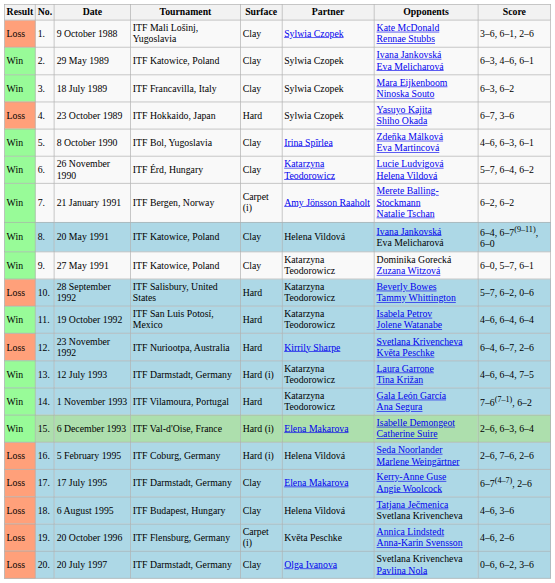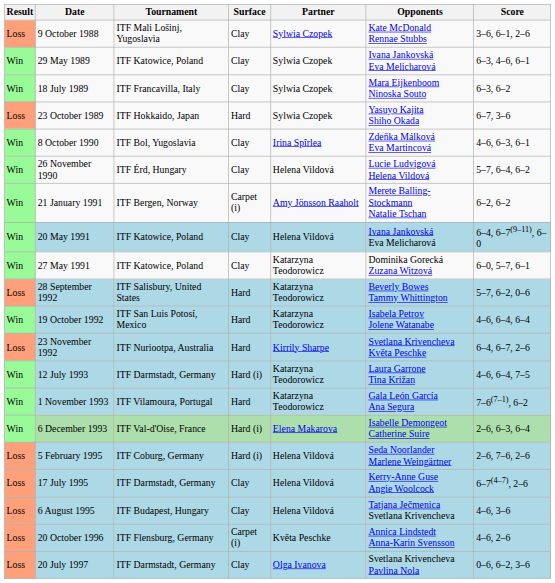- column: (45, 11)
(310, 169) Katarzyna Teodorowicz -> (303, 169) Helena Vildová
(316, 482) Elena Makarova -> (303, 482) Helena Vildová
